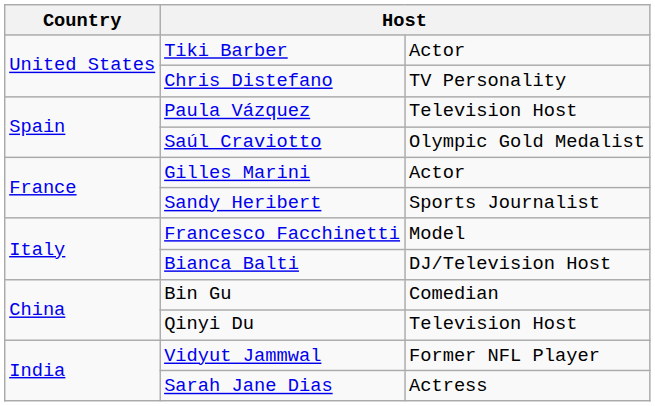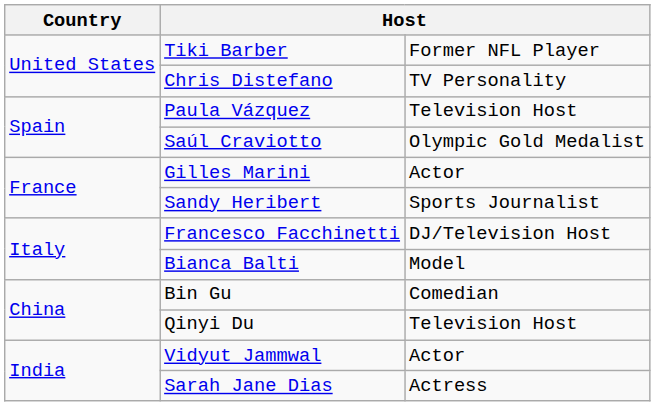(437, 50) Actor -> (504, 50) Former NFL Player
(437, 234) Model -> (510, 234) DJ/Television Host
(510, 264) DJ/Television Host -> (437, 264) Model
(504, 356) Former NFL Player -> (437, 356) Actor
